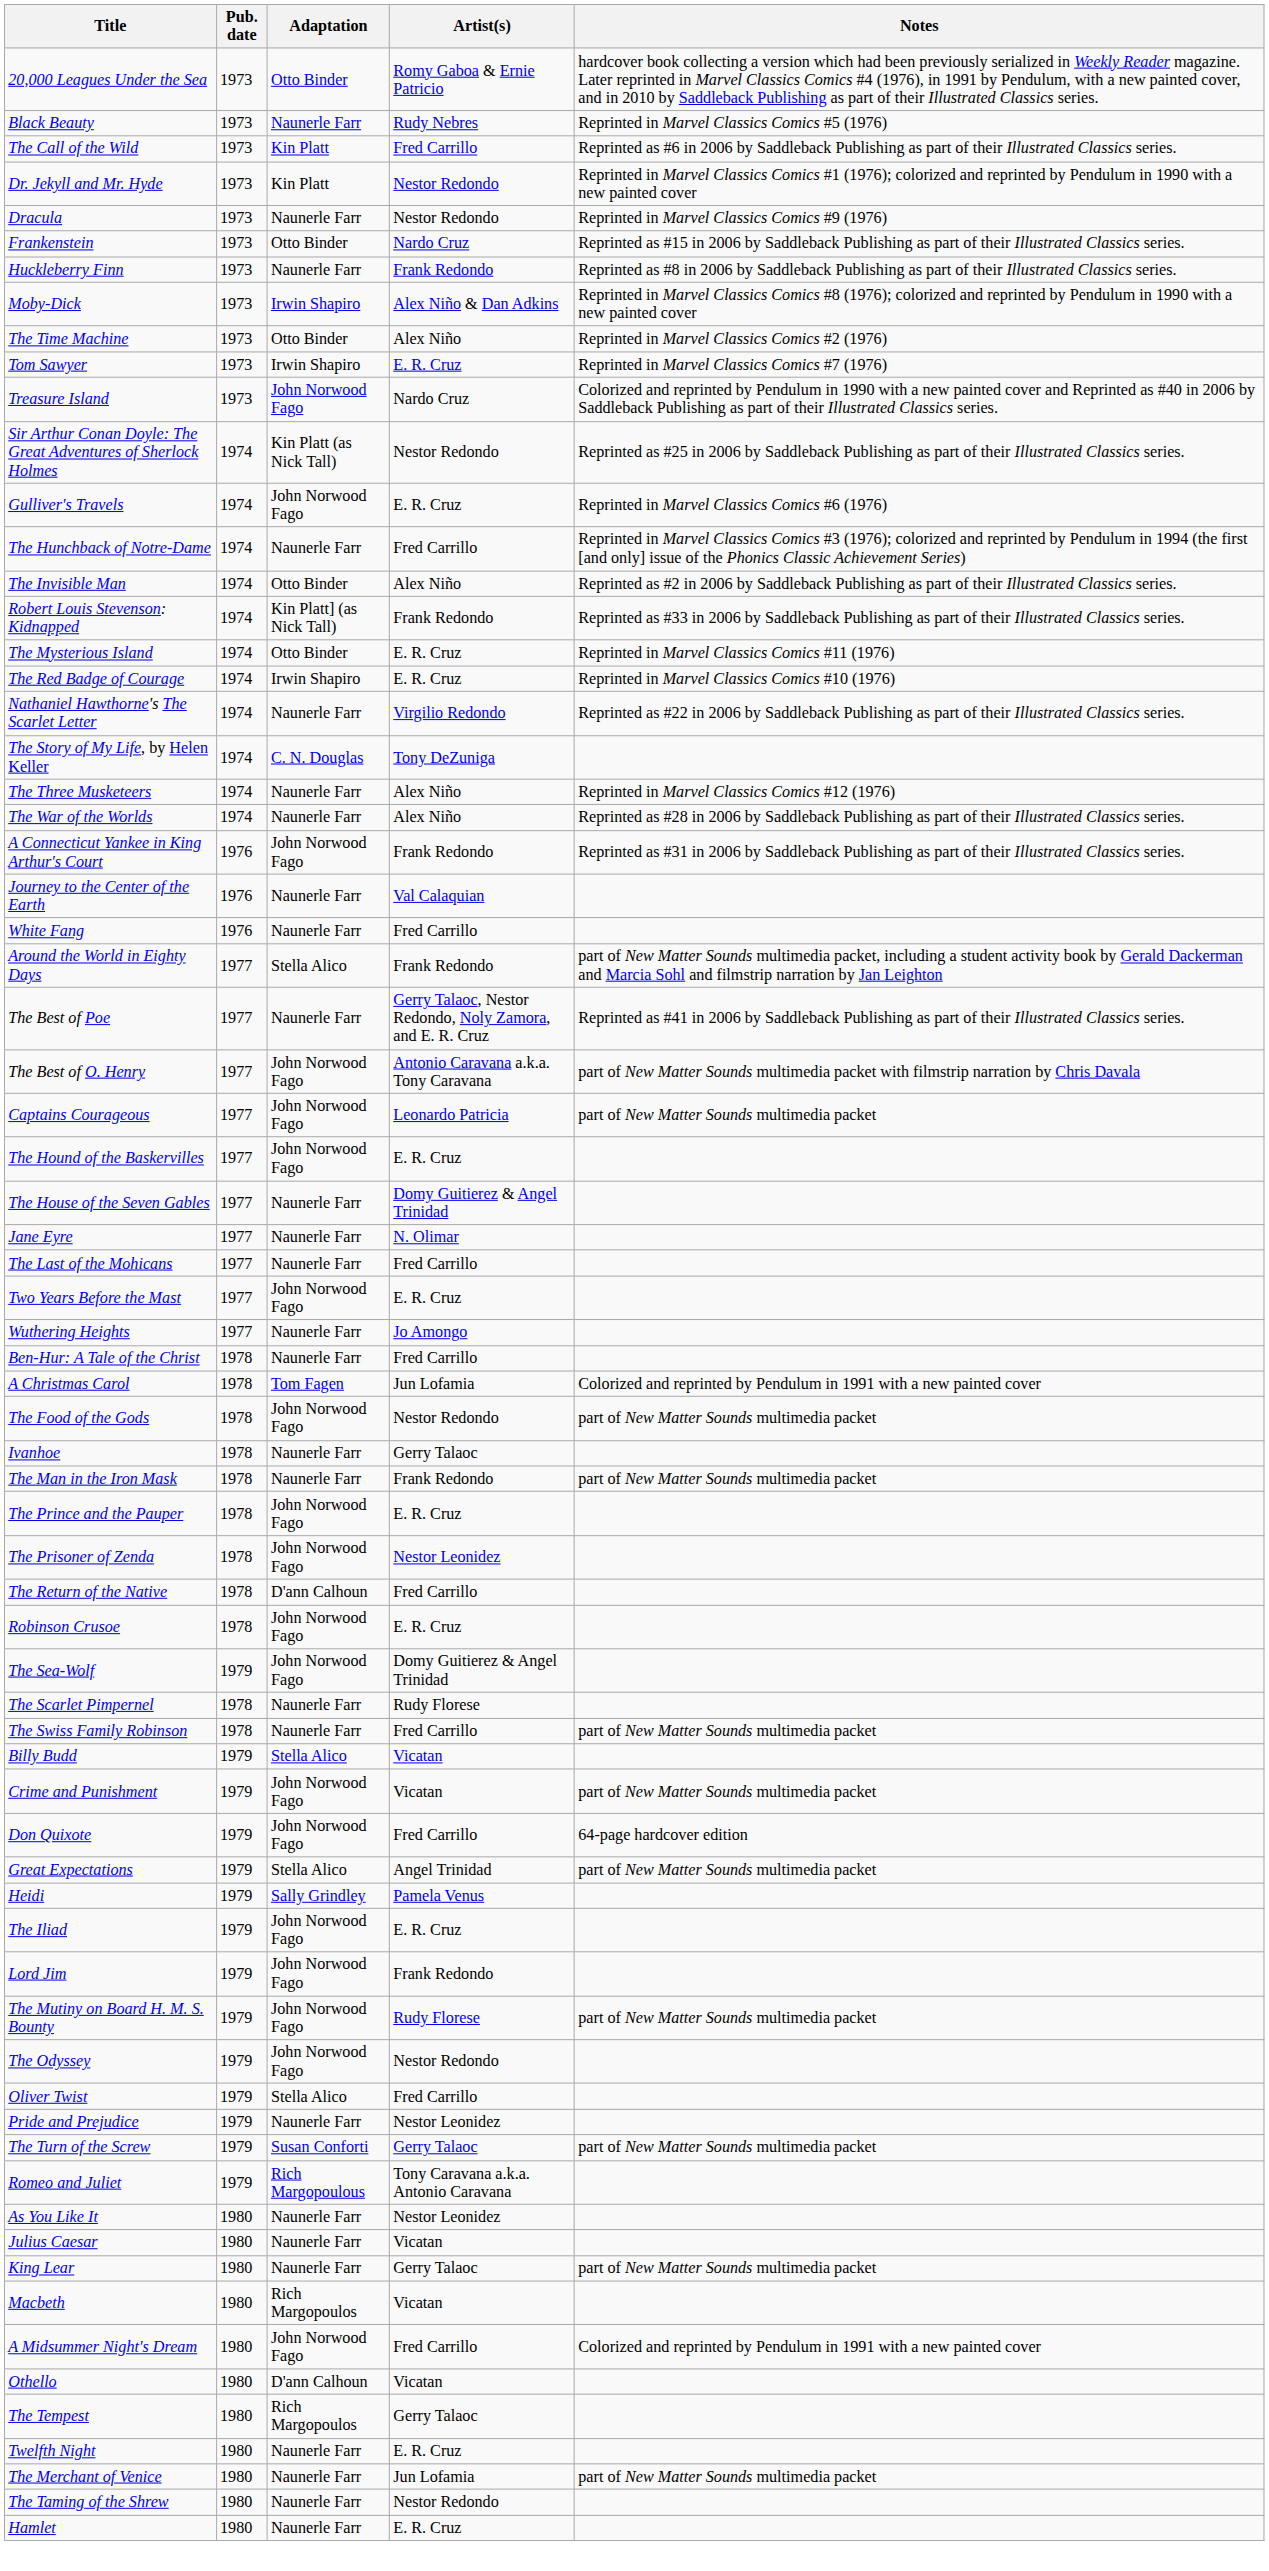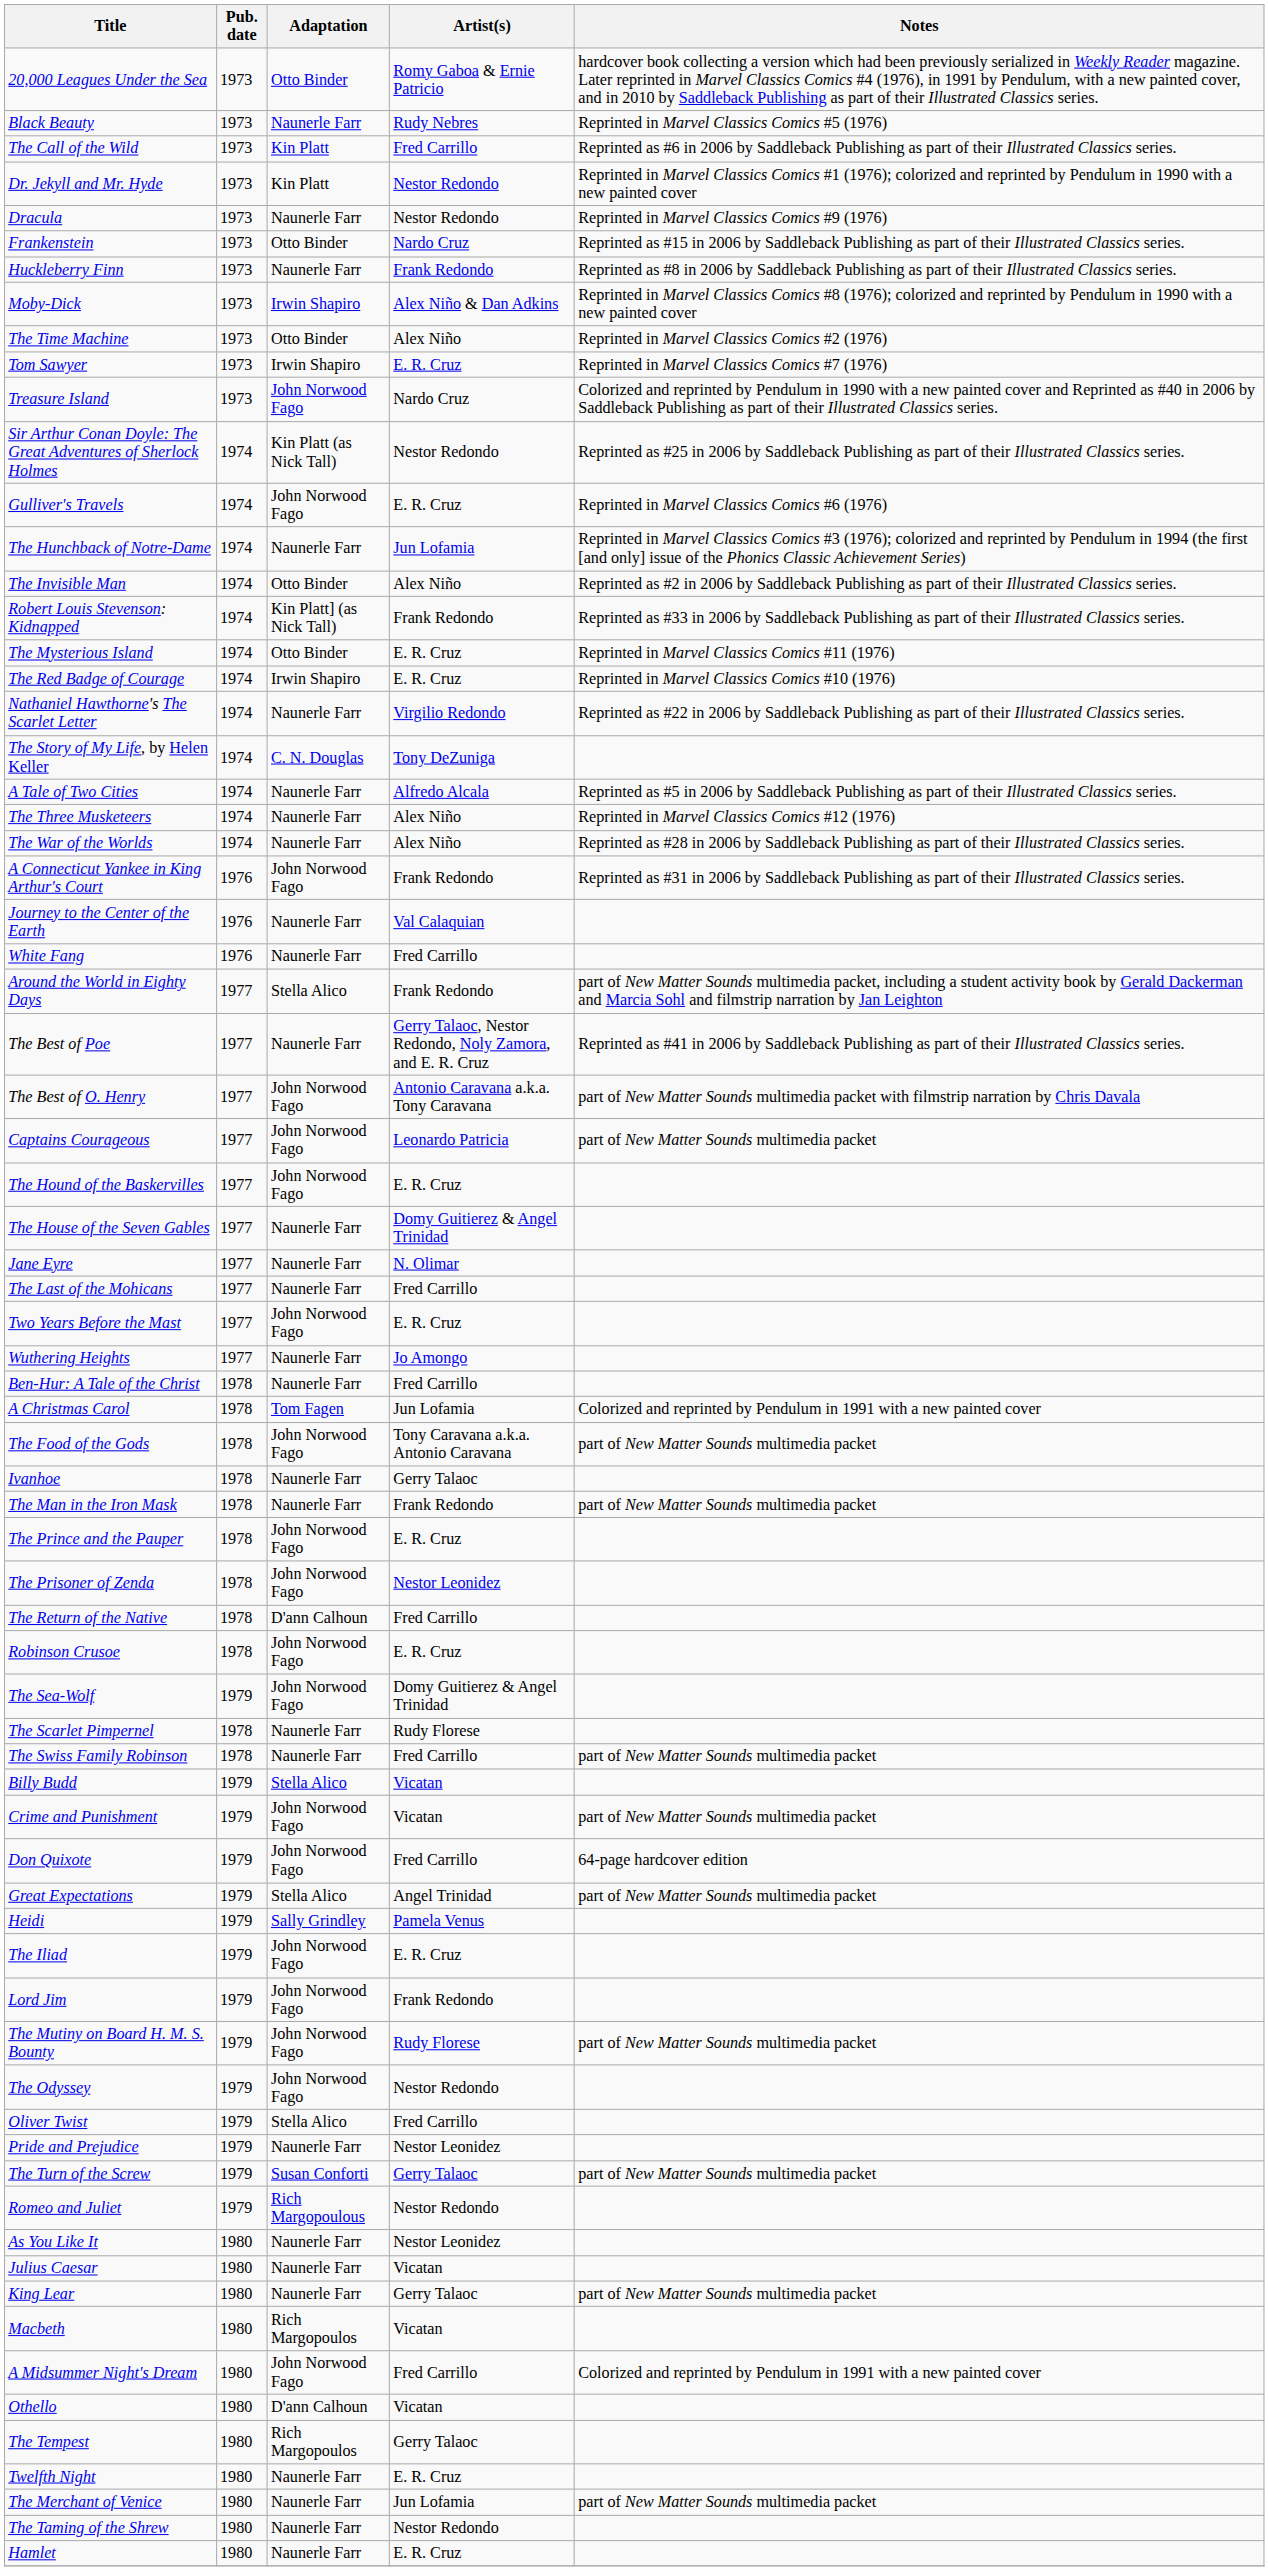(435, 548) Fred Carrillo -> (434, 548) Jun Lofamia
+ row: (73, 791)
(446, 1418) Nestor Redondo -> (462, 1444) Tony Caravana a.k.a. Antonio Caravana
(462, 2182) Tony Caravana a.k.a. Antonio Caravana -> (446, 2207) Nestor Redondo
